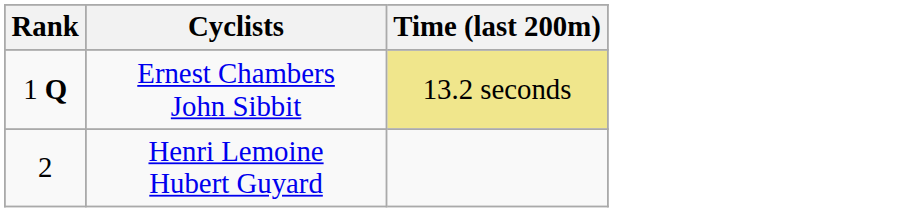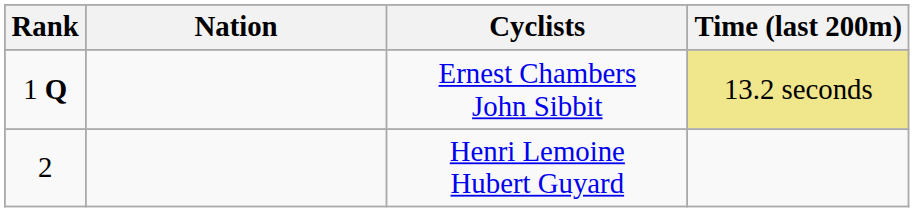+ column: (236, 27)
